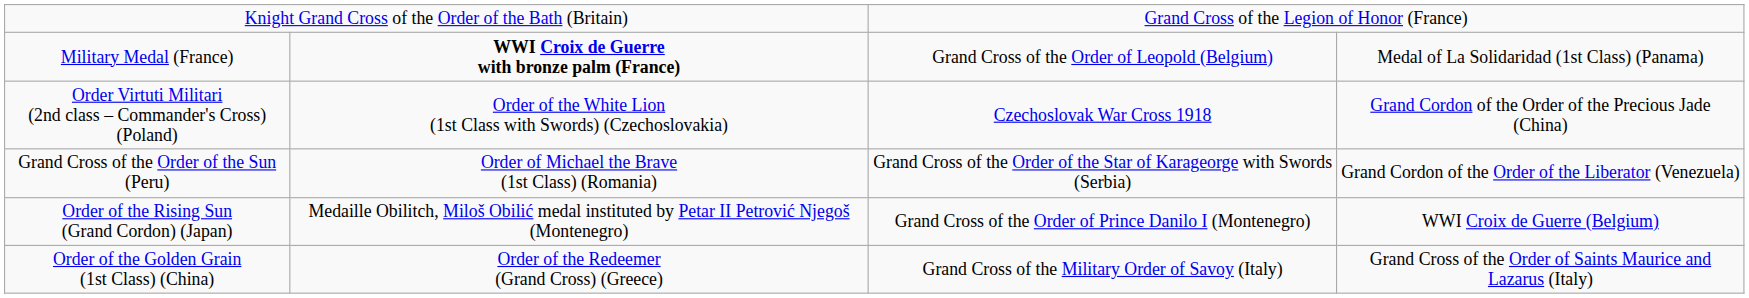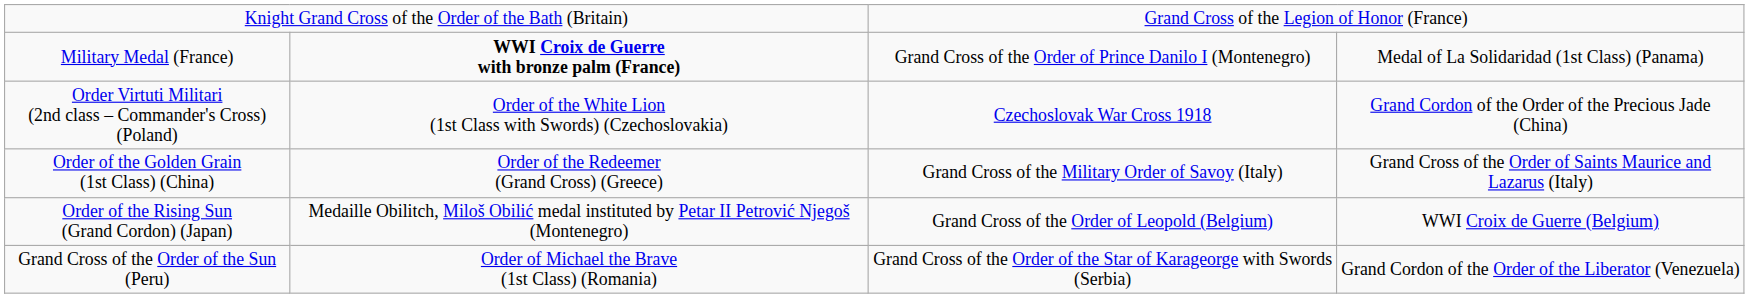(1103, 56) Grand Cross of the Order of Leopold (Belgium) -> (1103, 56) Grand Cross of the Order of Prince Danilo I (Montenegro)
rows swapped: (147, 269) <-> (147, 173)
(1103, 221) Grand Cross of the Order of Prince Danilo I (Montenegro) -> (1103, 221) Grand Cross of the Order of Leopold (Belgium)
